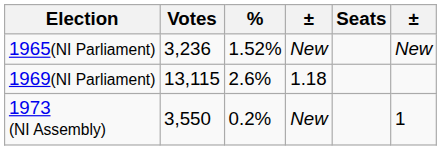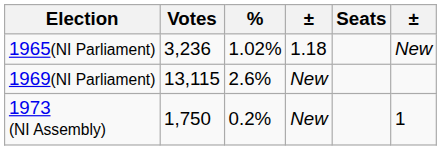(255, 49) 1.52% -> (255, 49) 1.02%
(309, 49) New -> (308, 49) 1.18
(308, 78) 1.18 -> (309, 78) New
(187, 118) 3,550 -> (187, 118) 1,750
